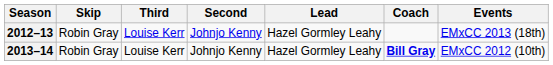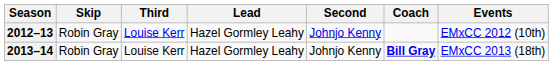columns swapped: (226, 13) <-> (324, 13)
(493, 32) EMxCC 2013 (18th) -> (493, 32) EMxCC 2012 (10th)
(493, 51) EMxCC 2012 (10th) -> (493, 51) EMxCC 2013 (18th)
